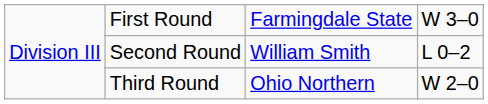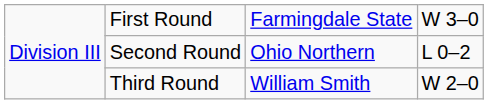(310, 51) William Smith -> (313, 51) Ohio Northern
(313, 83) Ohio Northern -> (310, 83) William Smith
